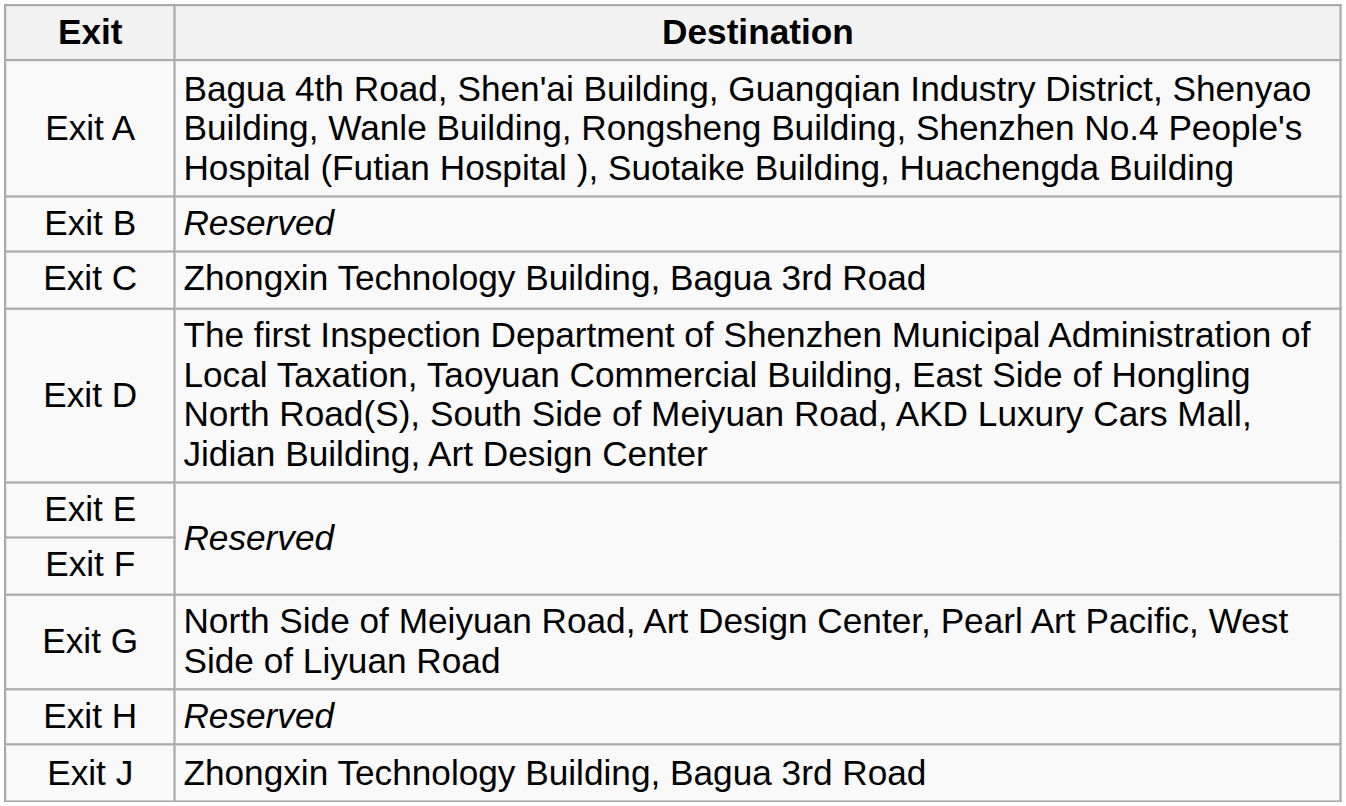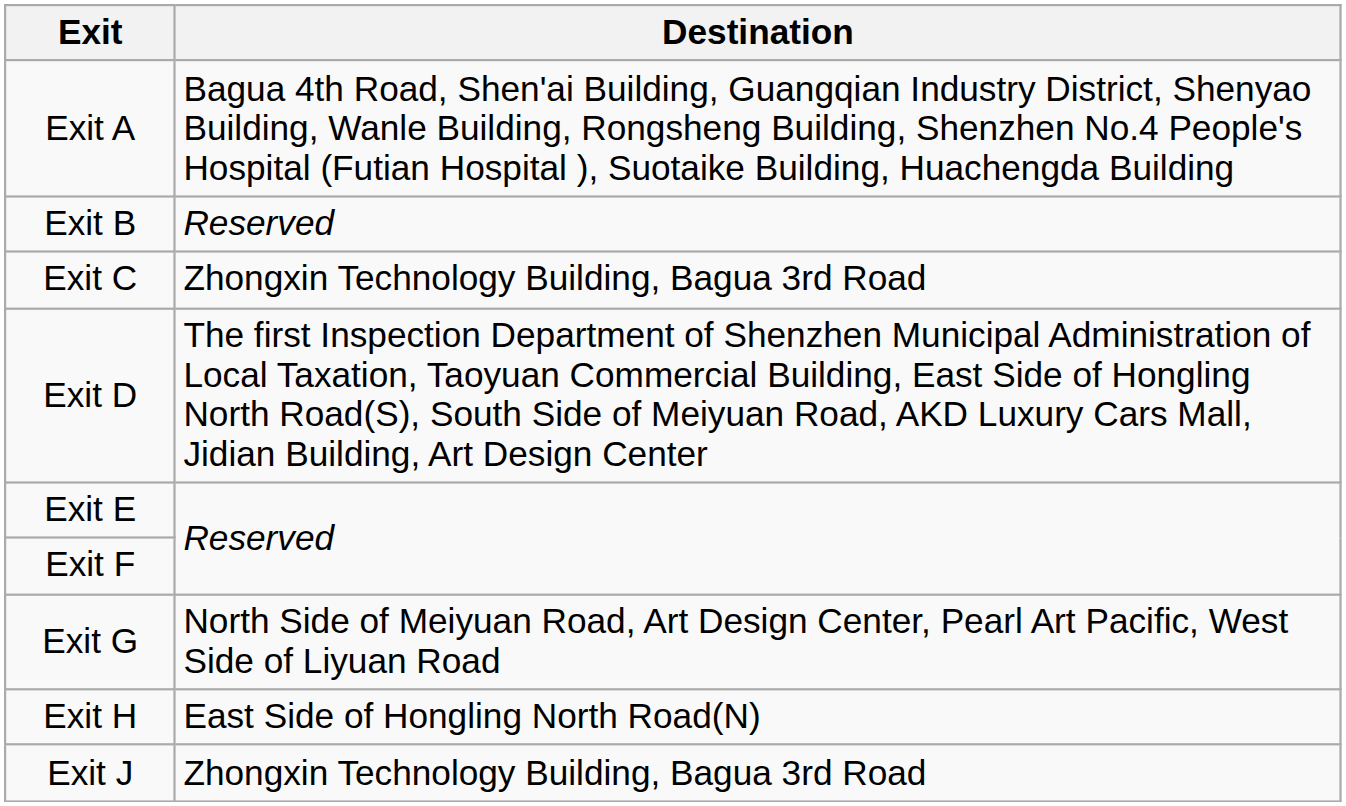(259, 716) Reserved -> (472, 716) East Side of Hongling North Road(N)
